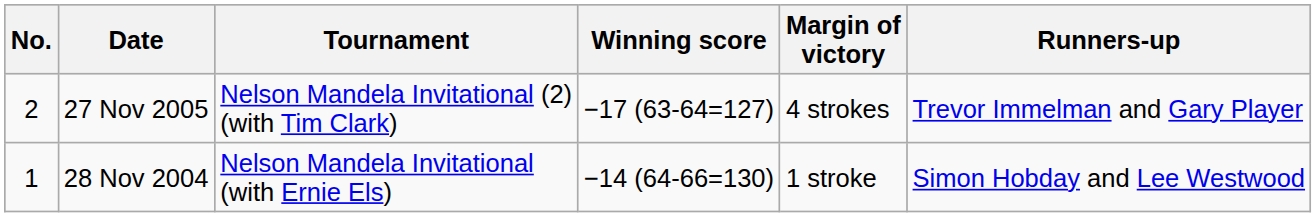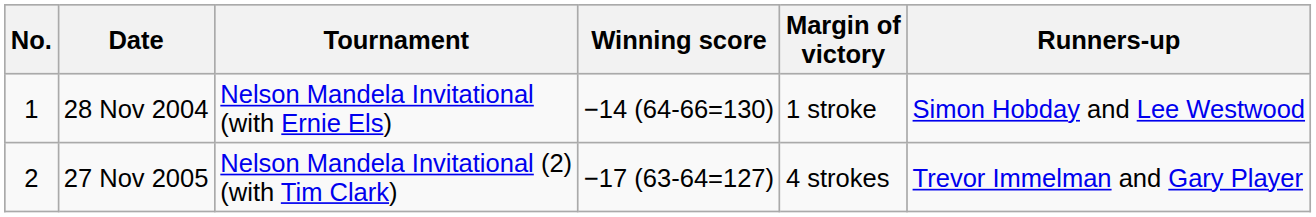rows swapped: (136, 177) <-> (136, 109)
